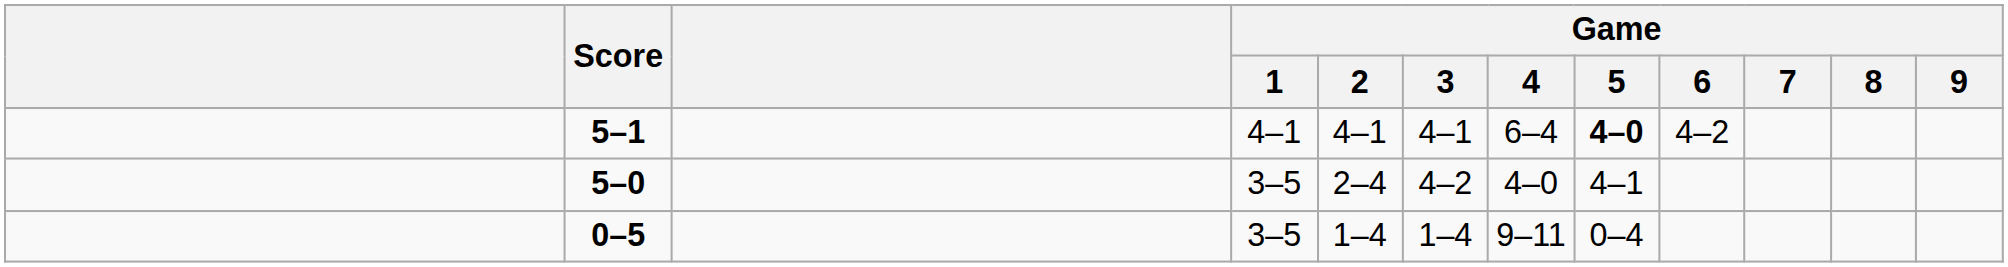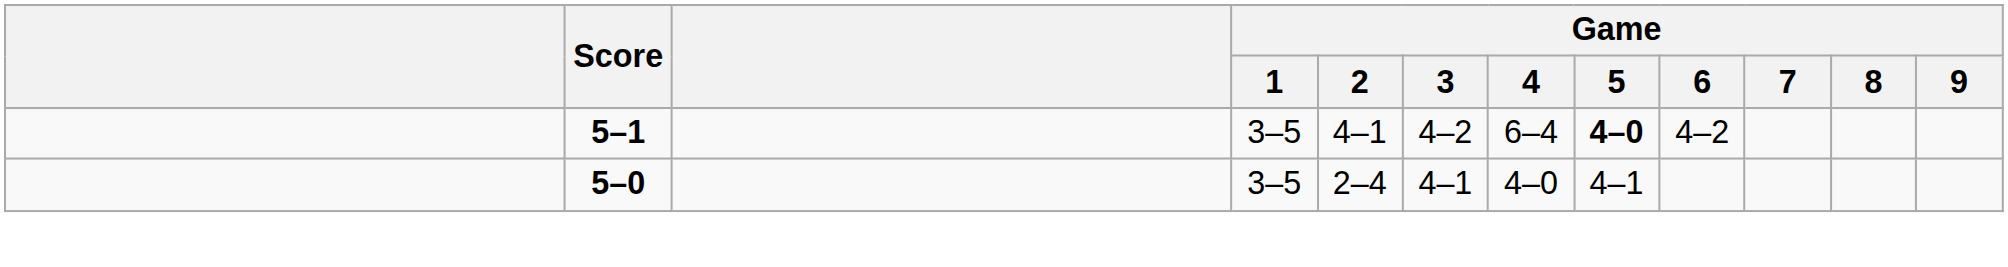(1274, 132) 4–1 -> (1274, 132) 3–5
(1445, 132) 4–1 -> (1445, 132) 4–2
(1445, 183) 4–2 -> (1445, 183) 4–1
- row: (618, 235)
